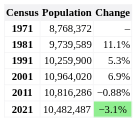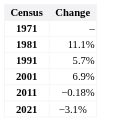- column: (67, 12)
(119, 60) 5.3% -> (84, 60) 5.7%
(113, 93) −0.88% -> (78, 93) −0.18%
(113, 109) lightgreen background -> (73, 109) no background
